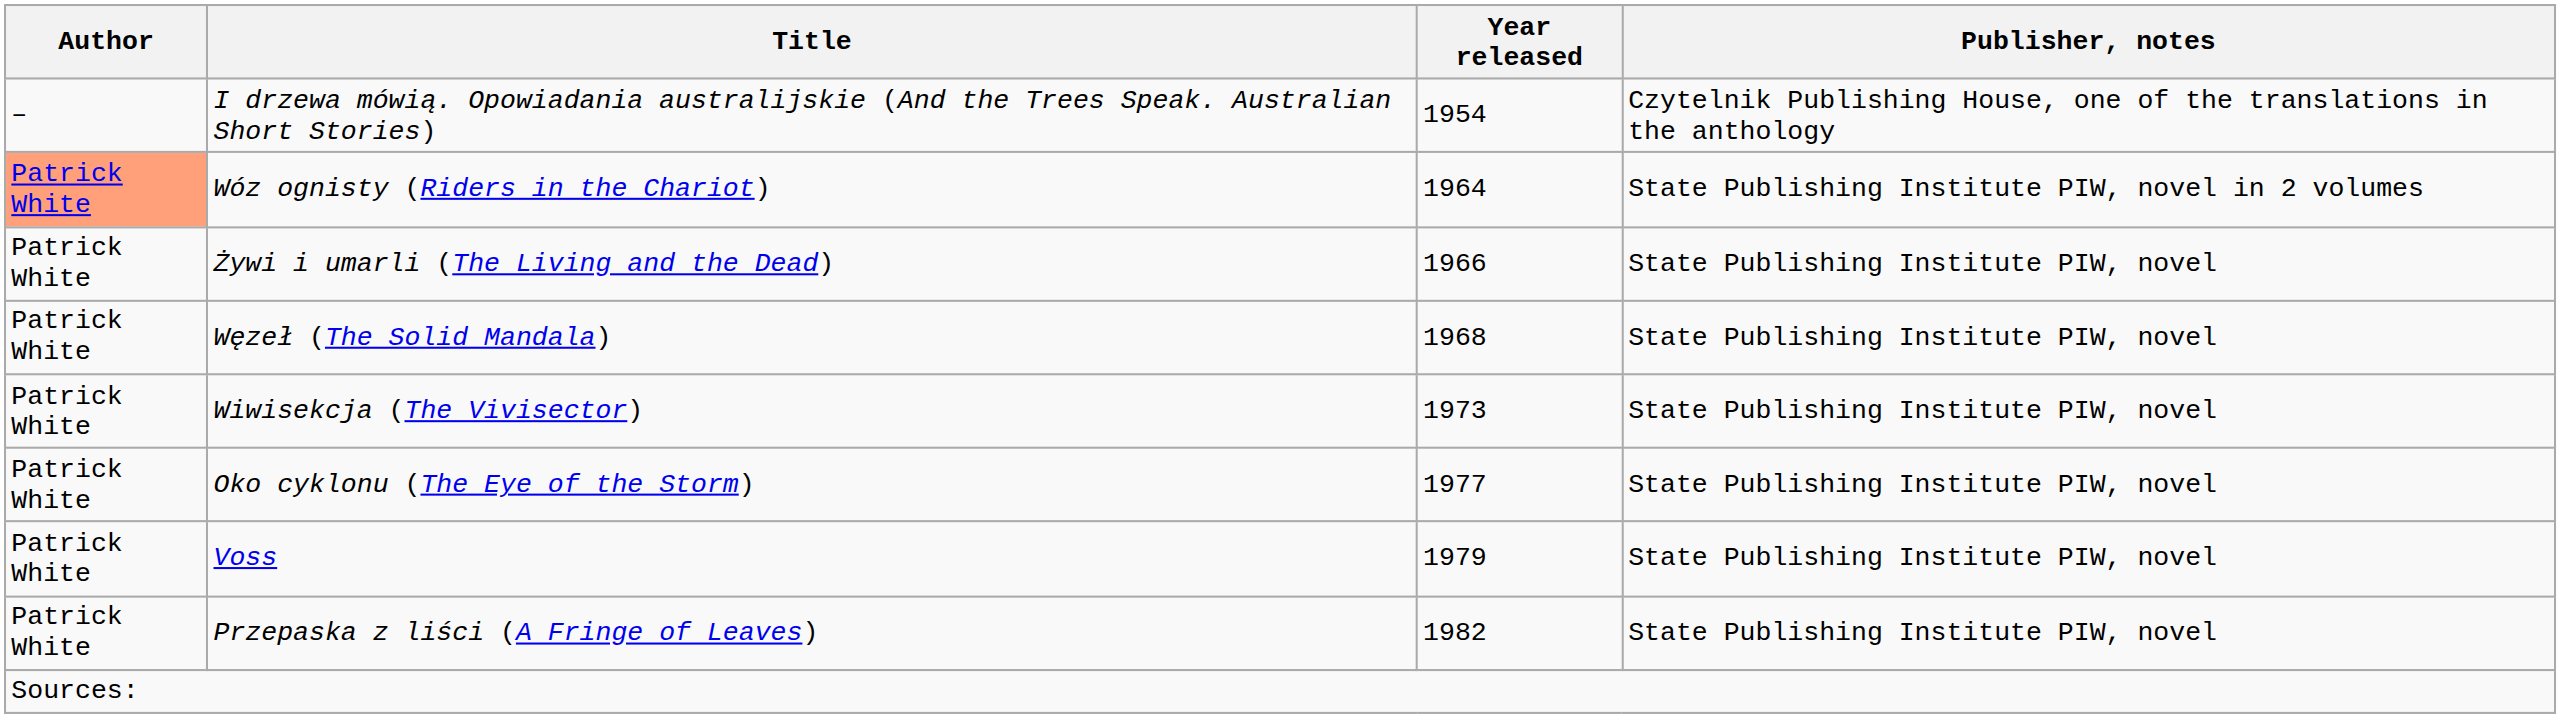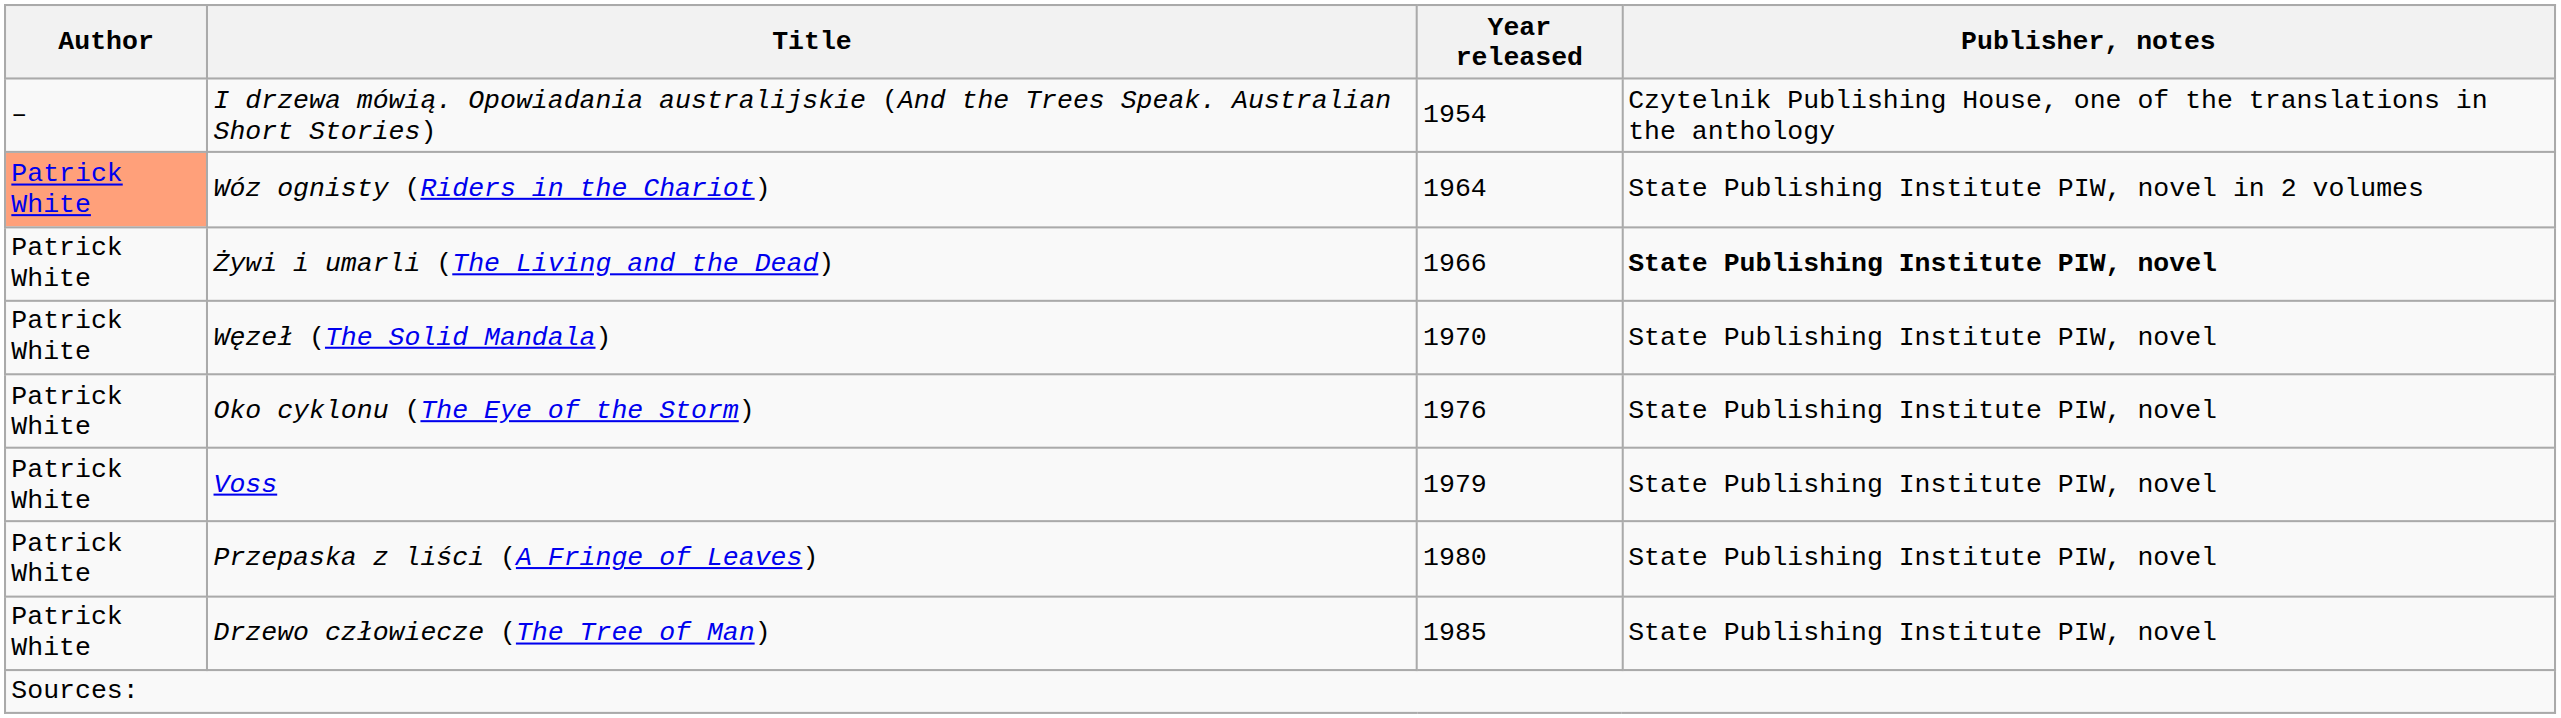(1923, 263) normal -> (1923, 263) bold
(1455, 337) 1968 -> (1455, 337) 1970
- row: (428, 411)
(1455, 485) 1977 -> (1455, 411) 1976
(1455, 633) 1982 -> (1455, 559) 1980
+ row: (492, 633)
